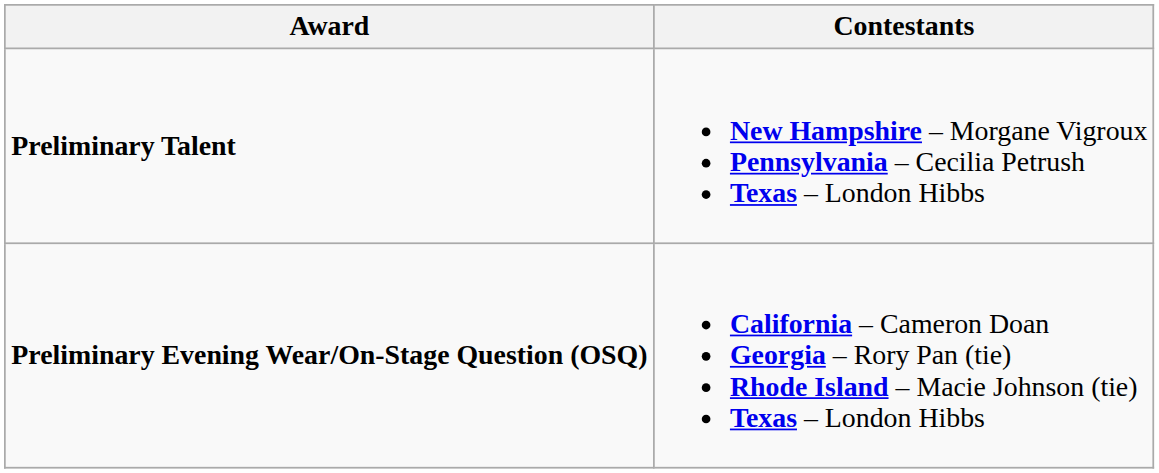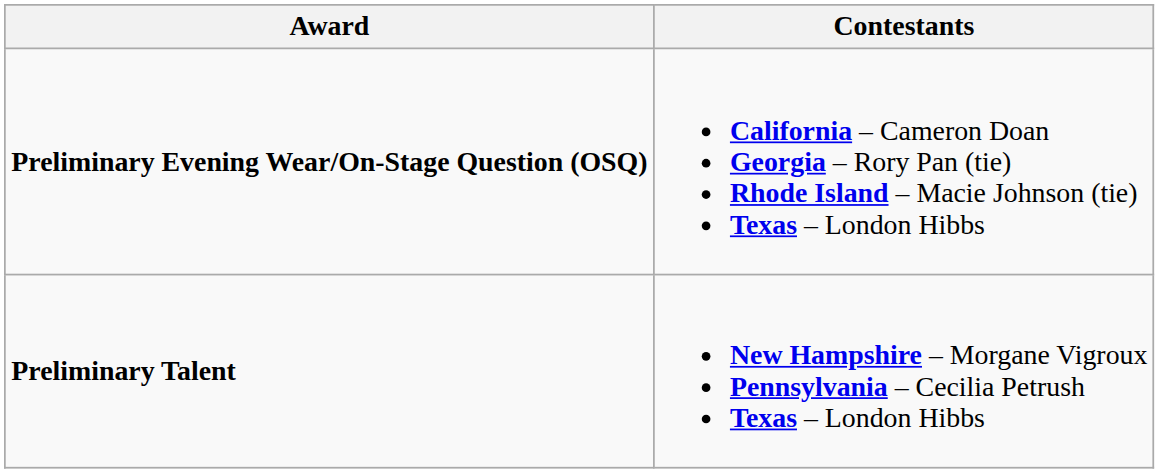rows swapped: (329, 355) <-> (124, 145)
